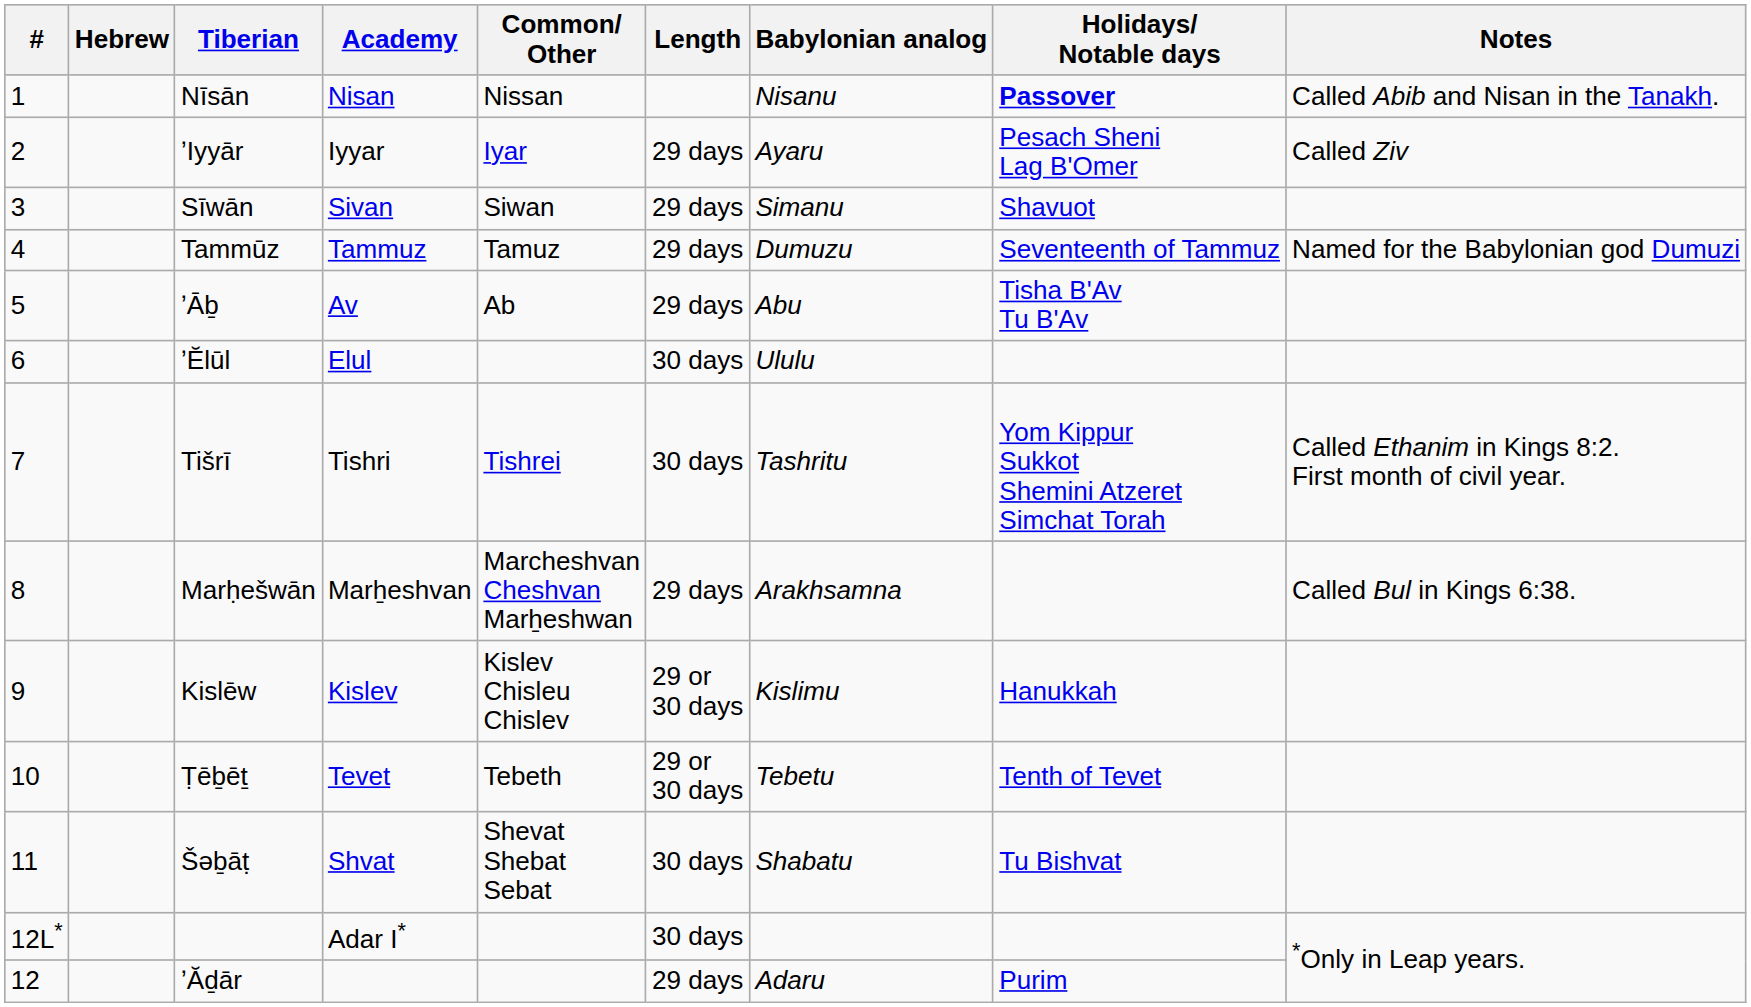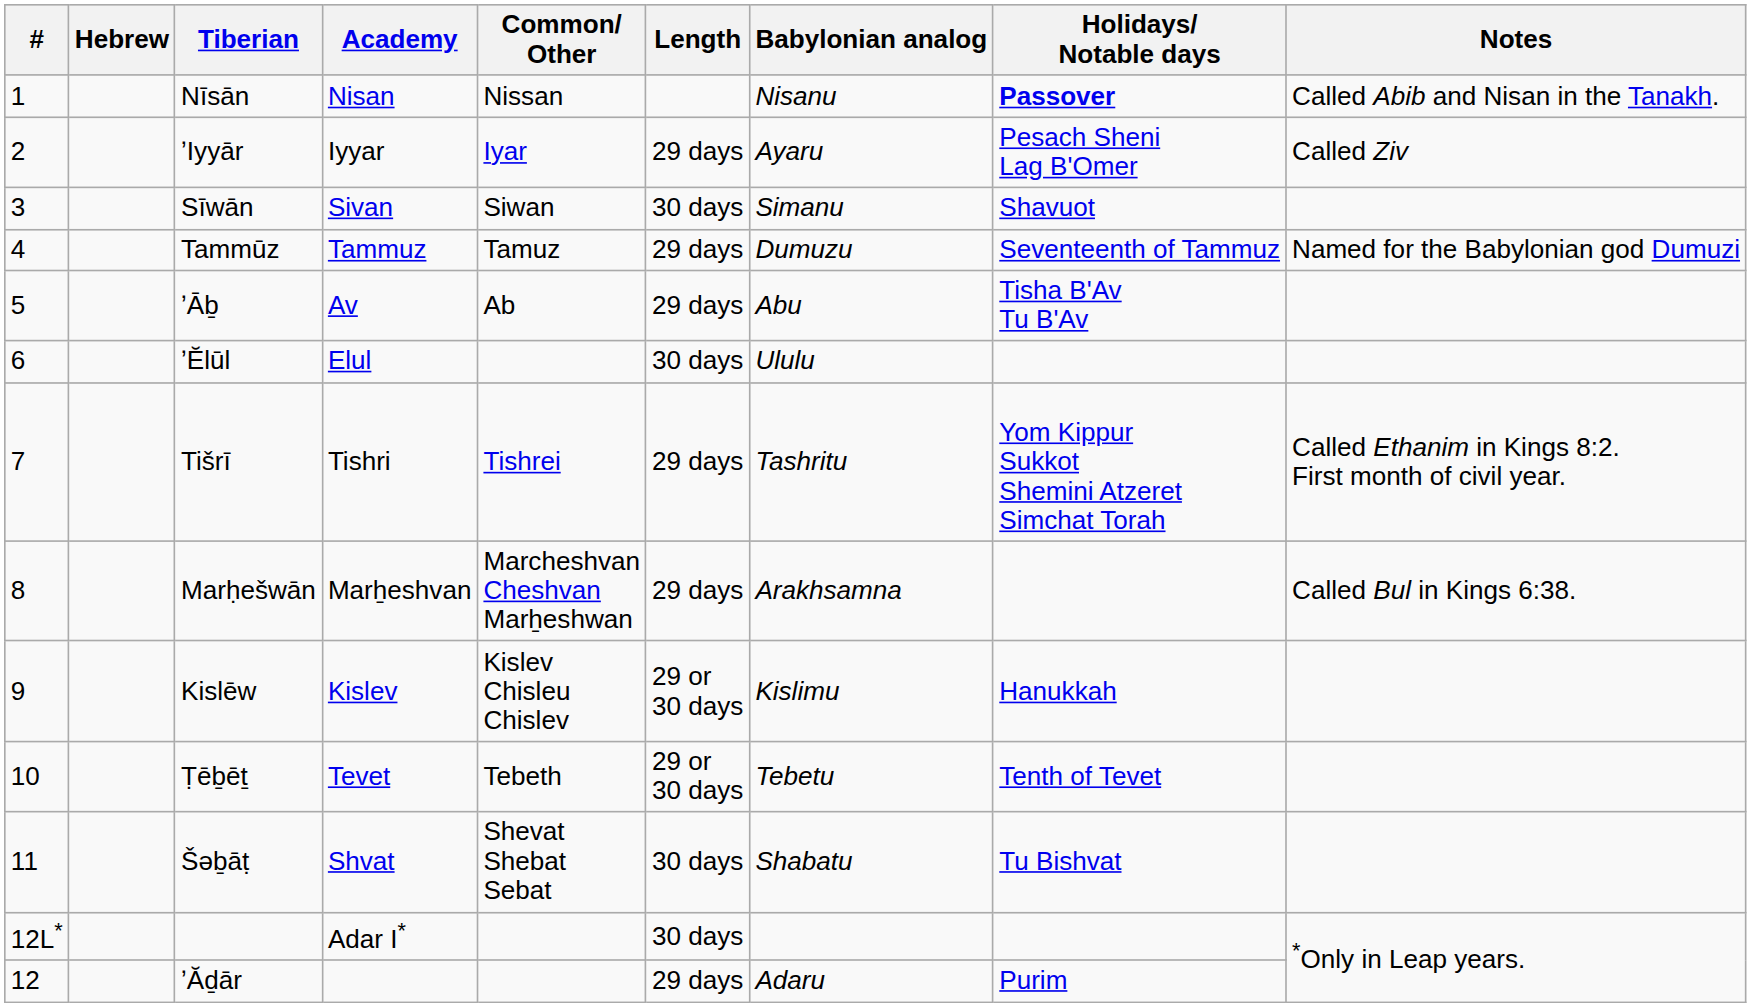(698, 207) 29 days -> (698, 207) 30 days
(698, 461) 30 days -> (698, 461) 29 days
